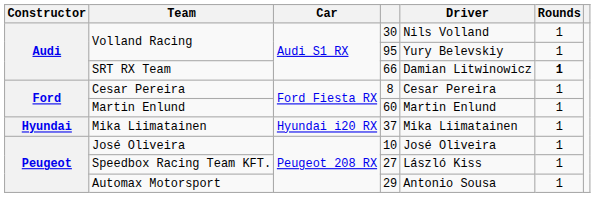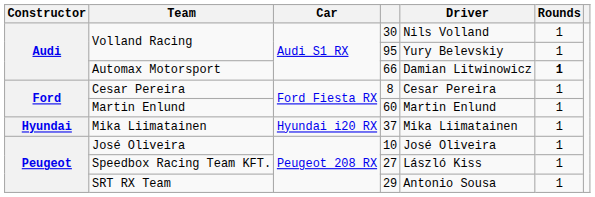(131, 70) SRT RX Team -> (156, 70) Automax Motorsport
(156, 183) Automax Motorsport -> (131, 183) SRT RX Team
